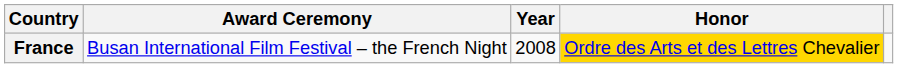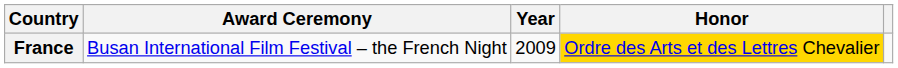(536, 47) 2008 -> (536, 47) 2009
